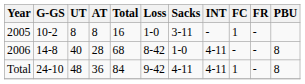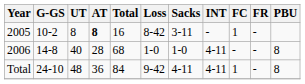(95, 32) normal -> (95, 32) bold
(151, 32) 1-0 -> (154, 32) 8-42
(154, 50) 8-42 -> (151, 50) 1-0
